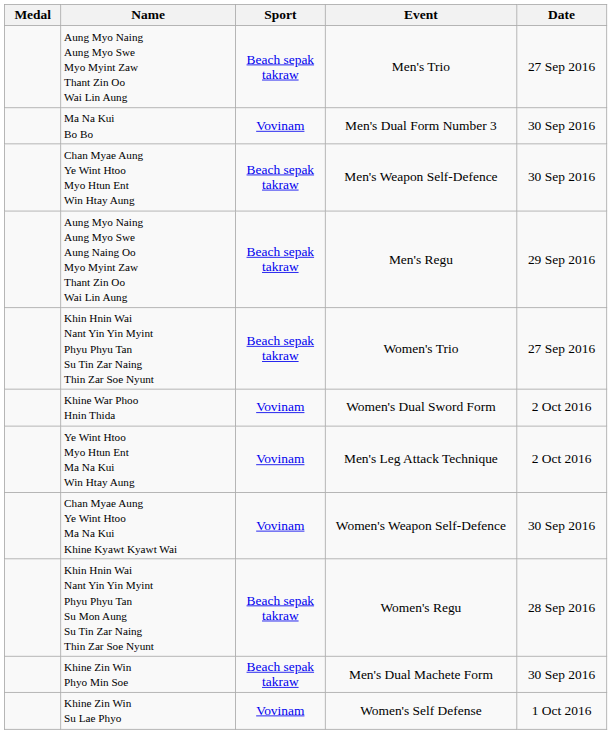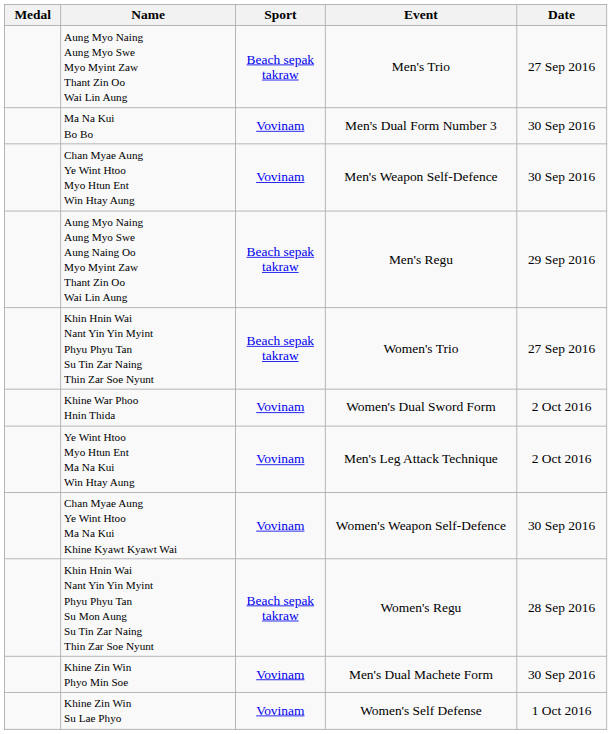(280, 177) Beach sepak takraw -> (280, 177) Vovinam
(280, 674) Beach sepak takraw -> (280, 674) Vovinam
